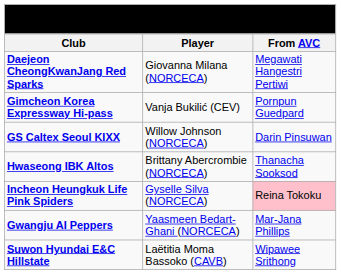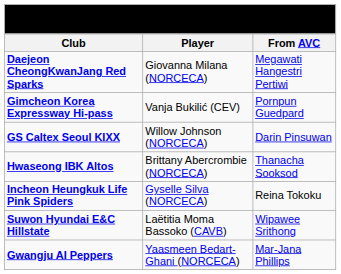(288, 196) pink background -> (288, 196) no background
rows swapped: (61, 255) <-> (60, 226)
